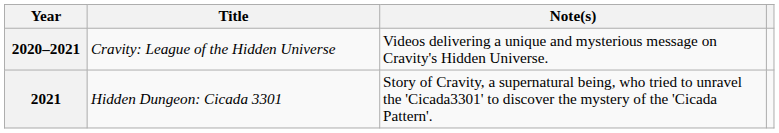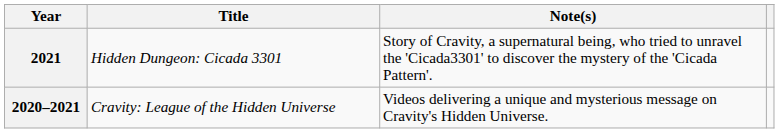rows swapped: (46, 49) <-> (46, 98)
